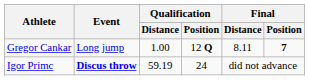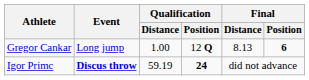(243, 48) 8.11 -> (243, 48) 8.13
(284, 48) 7 -> (284, 48) 6
(201, 66) normal -> (201, 66) bold
